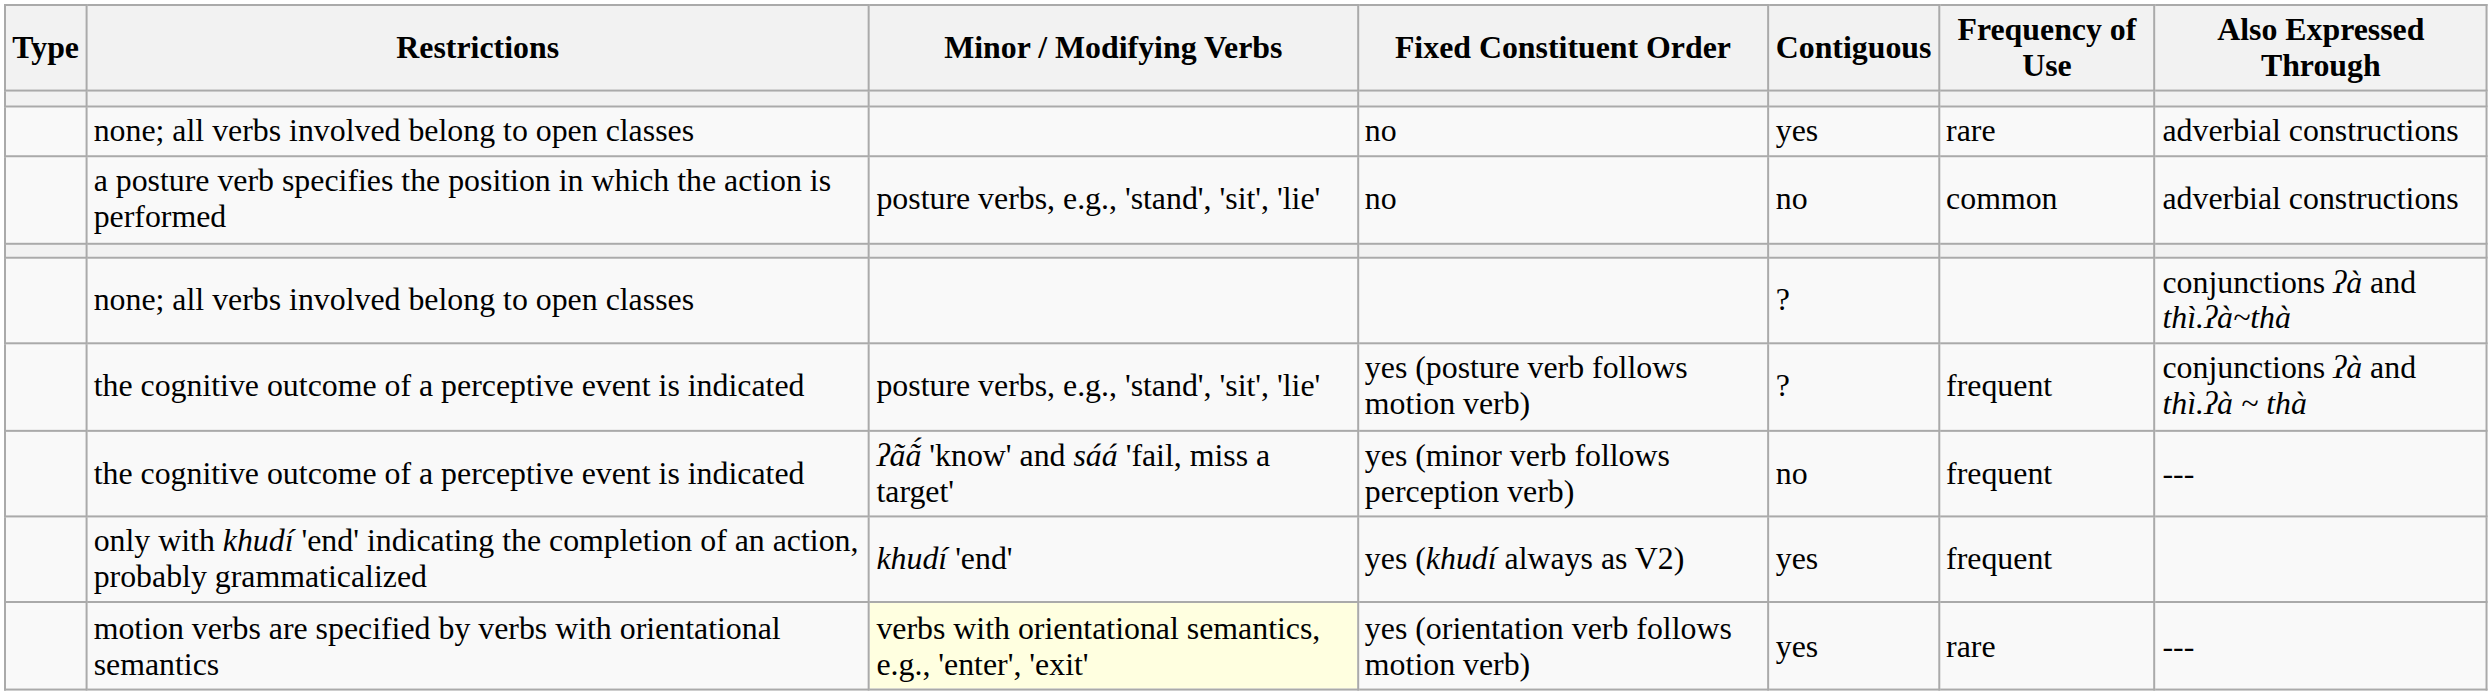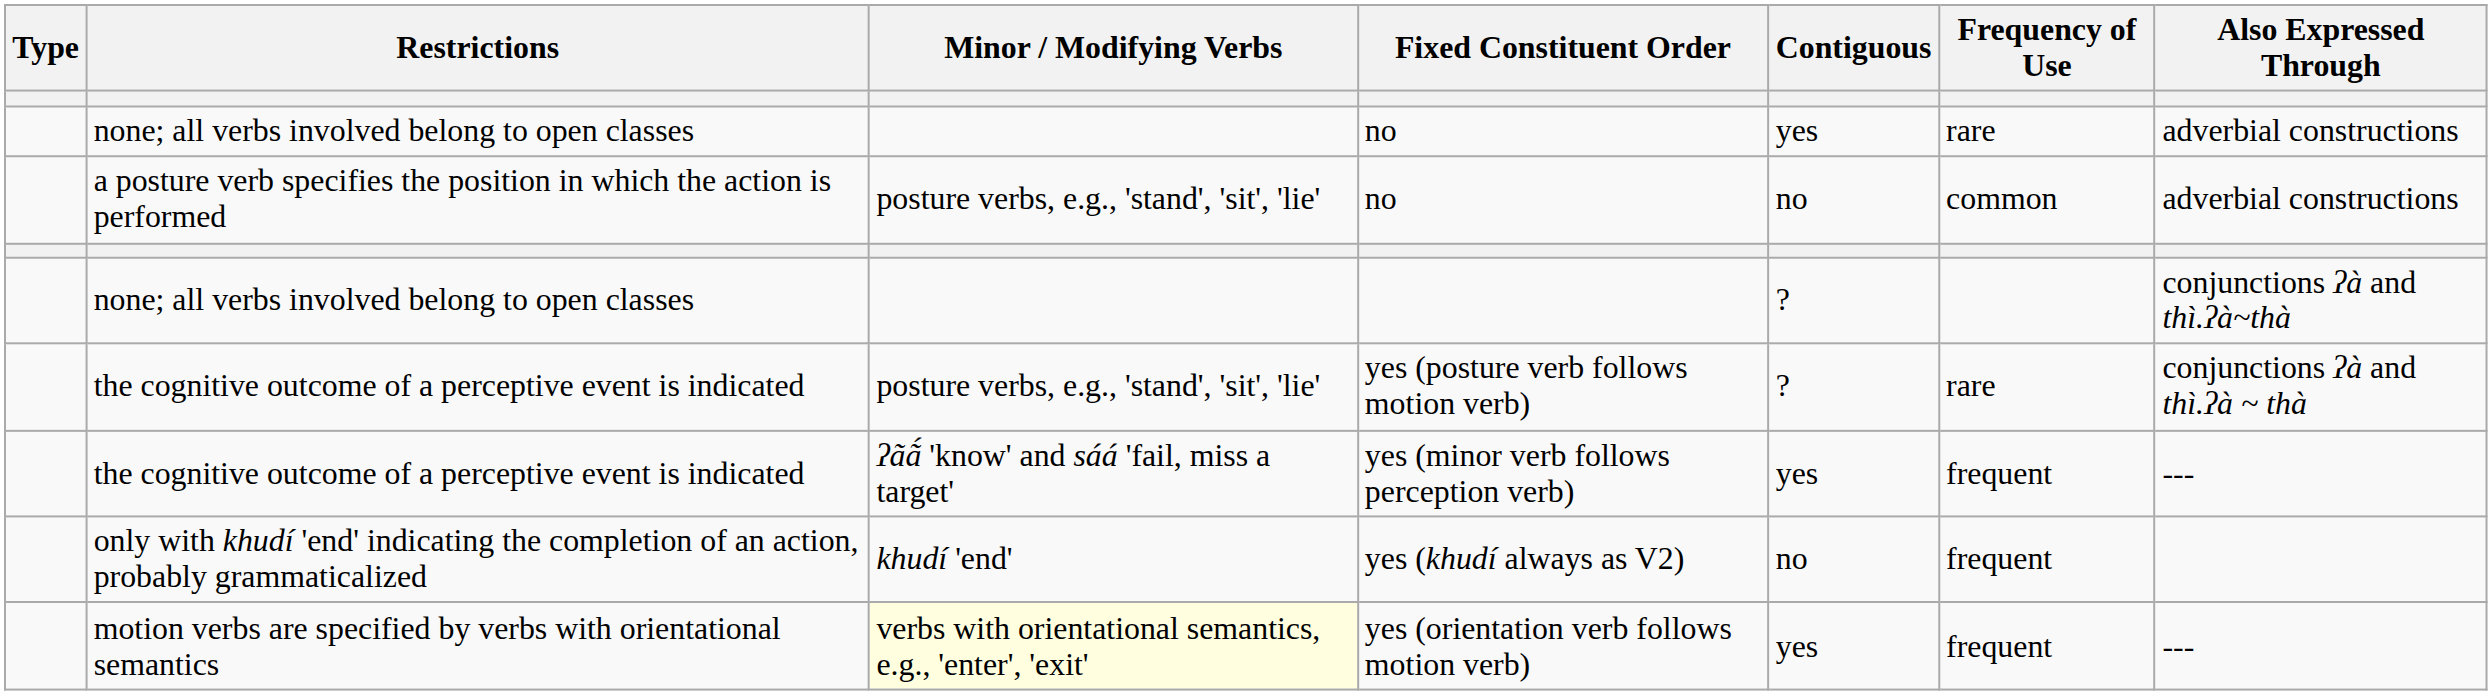(1999, 386) frequent -> (1971, 386) rare
(1792, 472) no -> (1797, 472) yes
(1797, 559) yes -> (1792, 559) no
(1971, 645) rare -> (1999, 645) frequent
